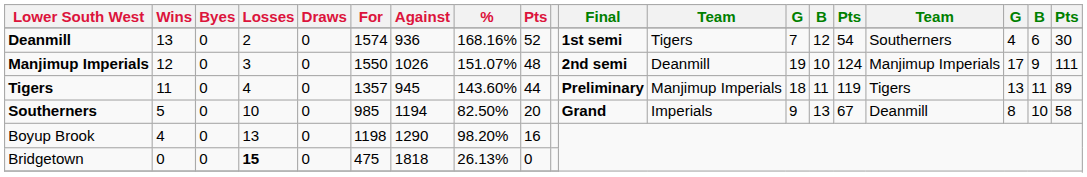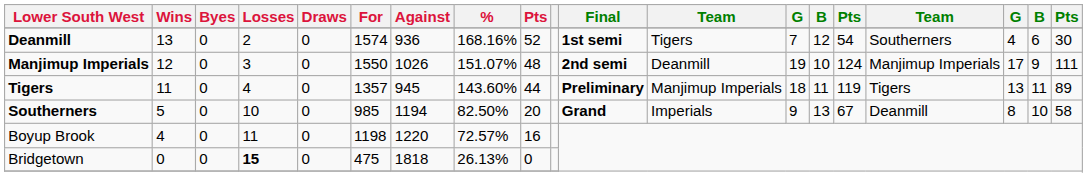(251, 135) 13 -> (250, 135) 11
(412, 135) 1290 -> (412, 135) 1220
(483, 135) 98.20% -> (483, 135) 72.57%
